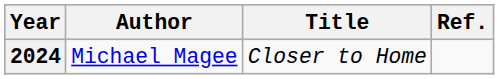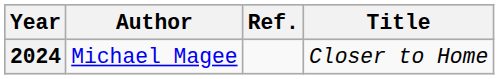columns swapped: (337, 22) <-> (463, 22)
